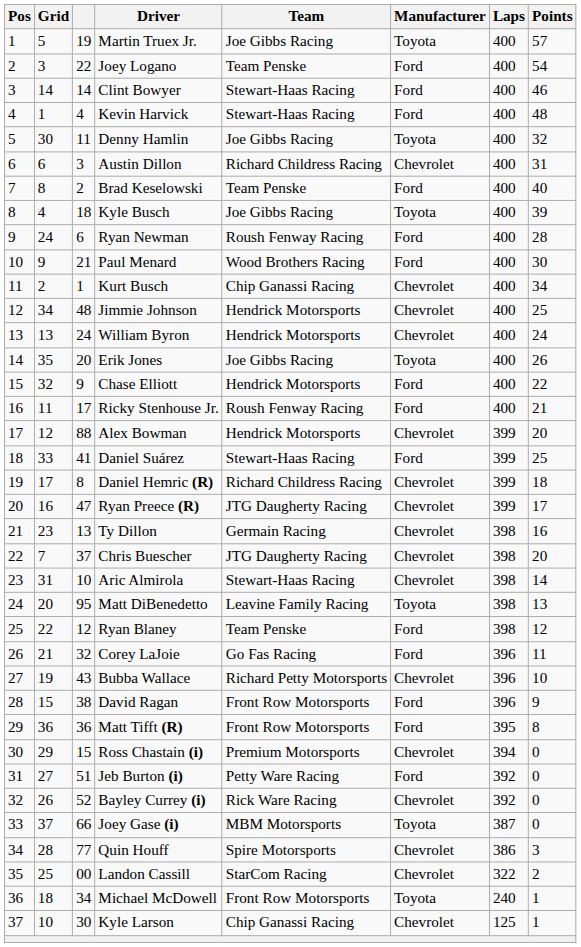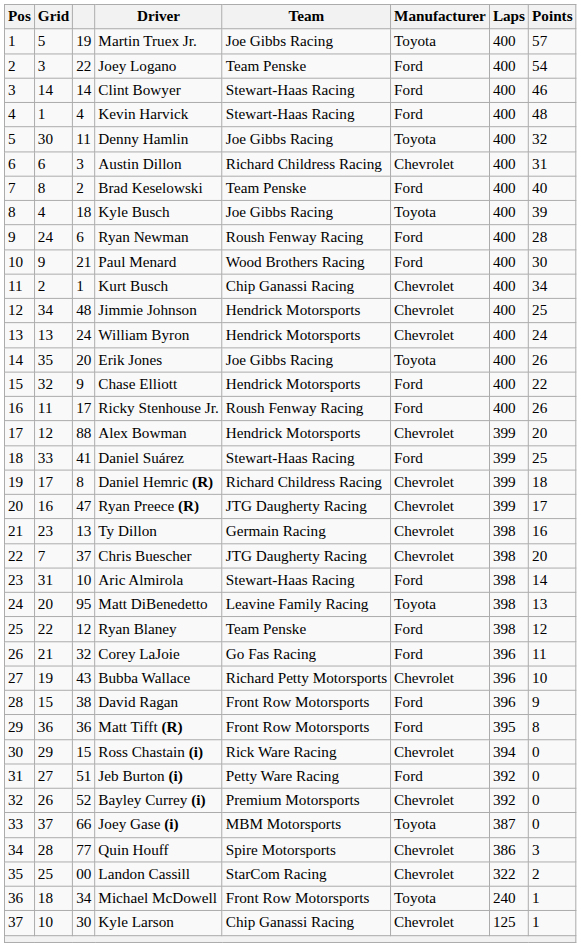(540, 408) 21 -> (540, 408) 26
(424, 579) Chevrolet -> (408, 579) Ford
(293, 751) Premium Motorsports -> (281, 751) Rick Ware Racing
(281, 800) Rick Ware Racing -> (293, 800) Premium Motorsports
